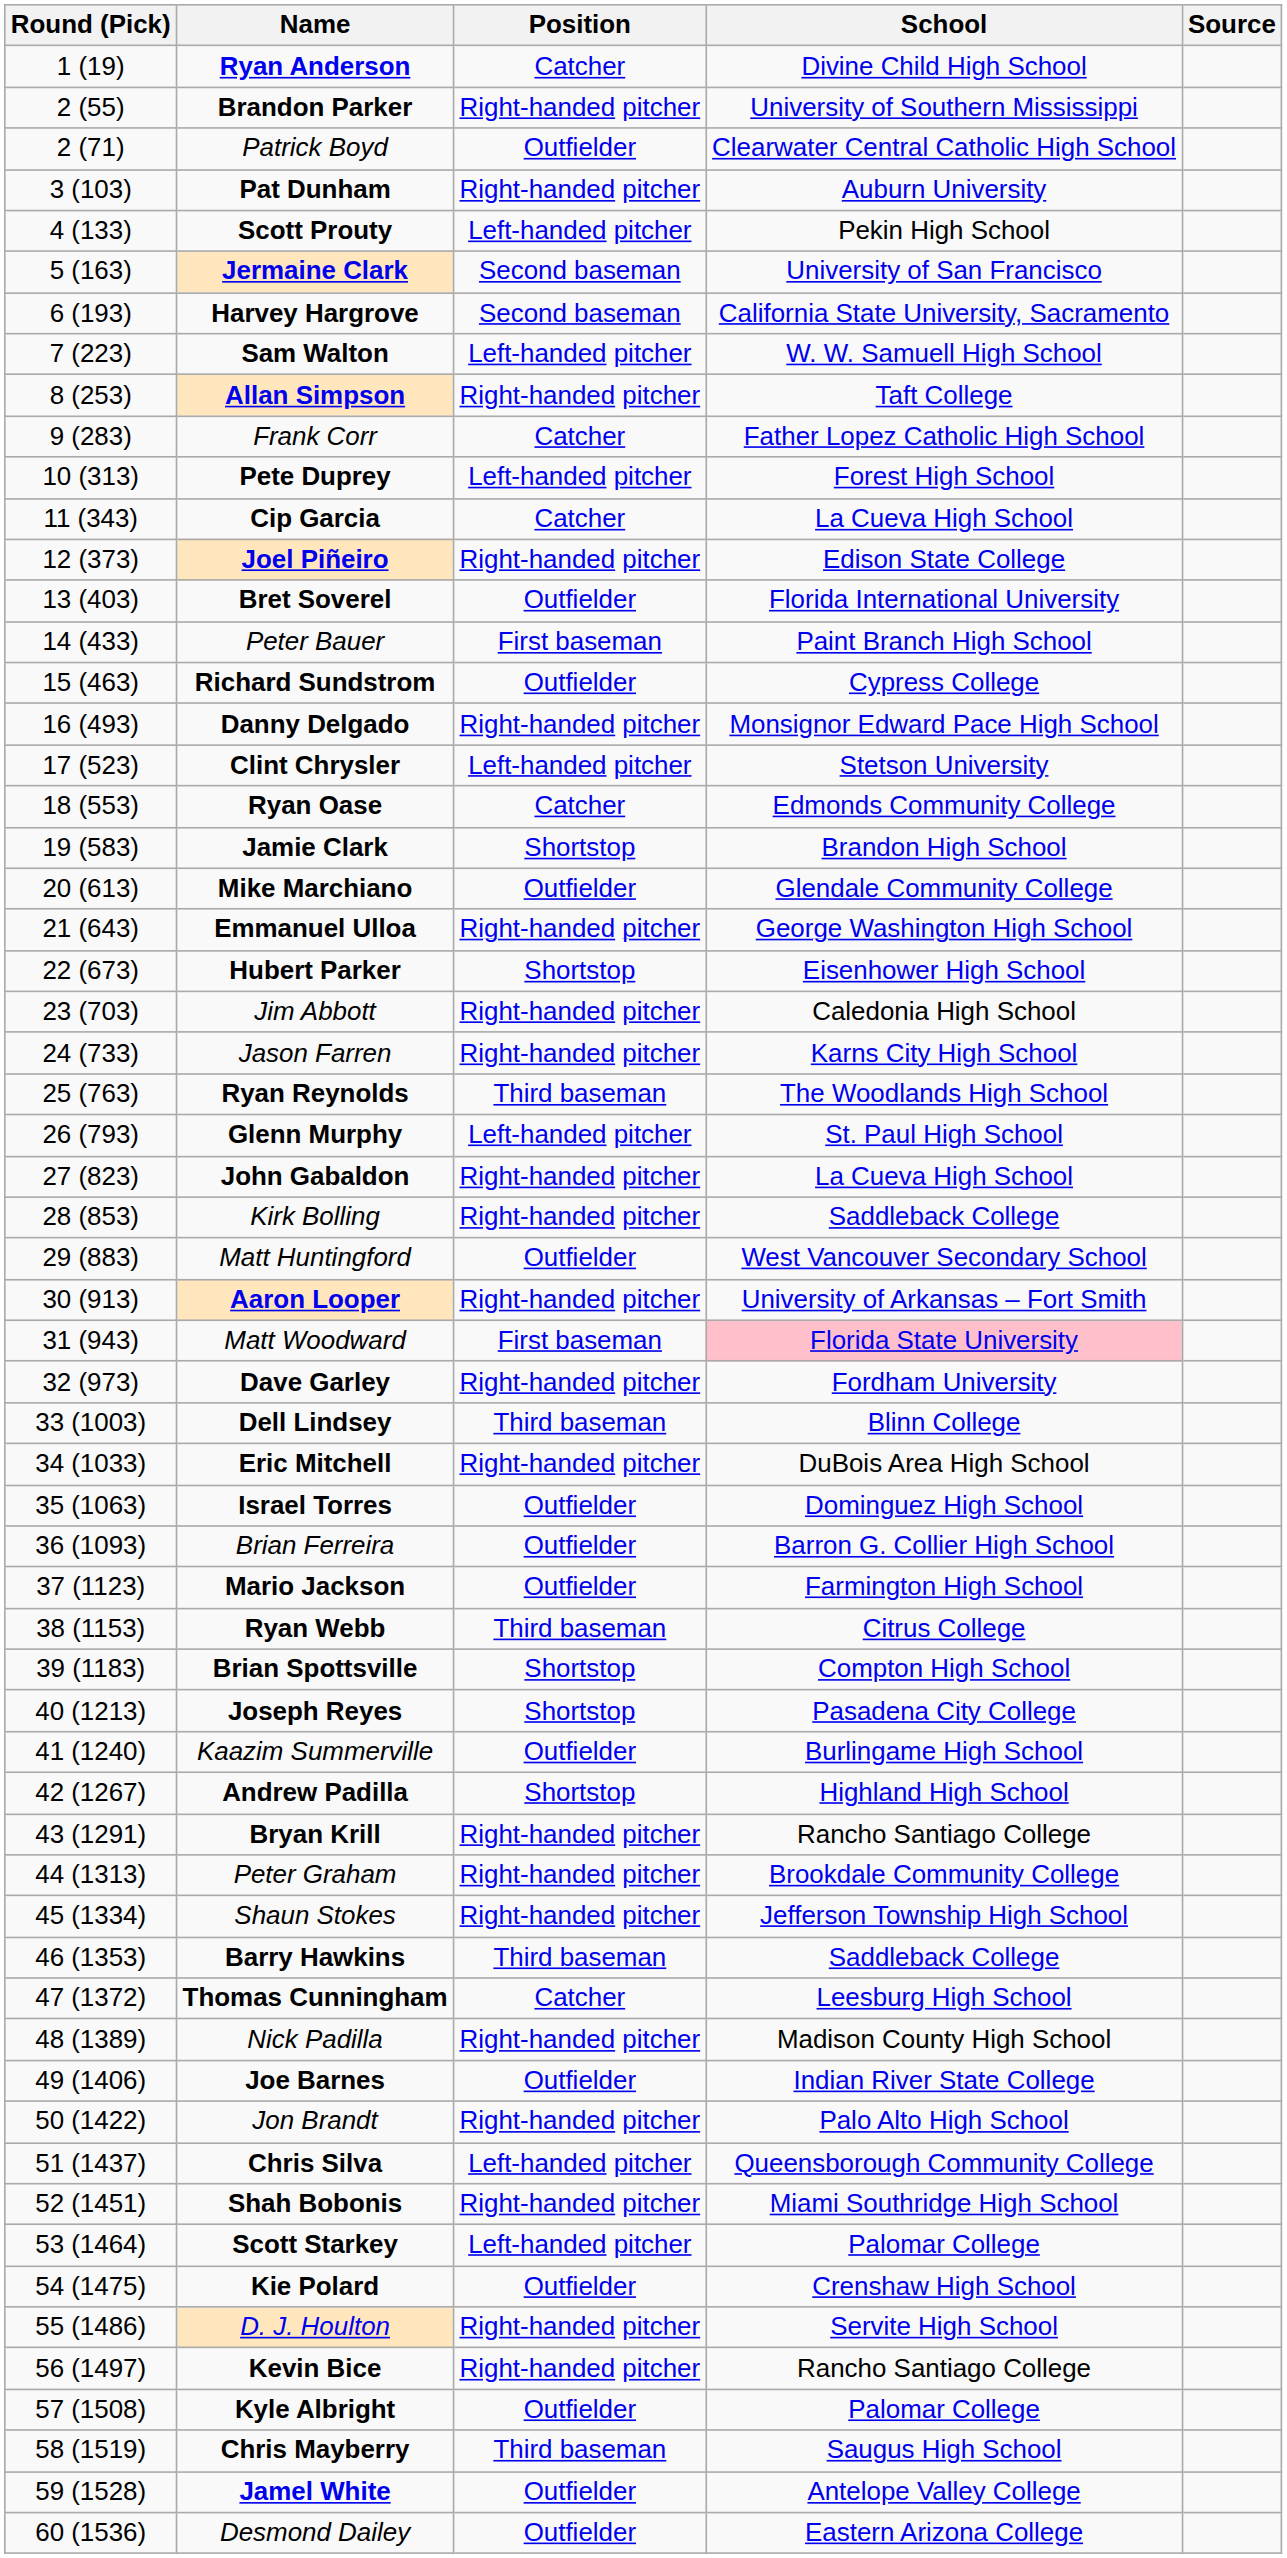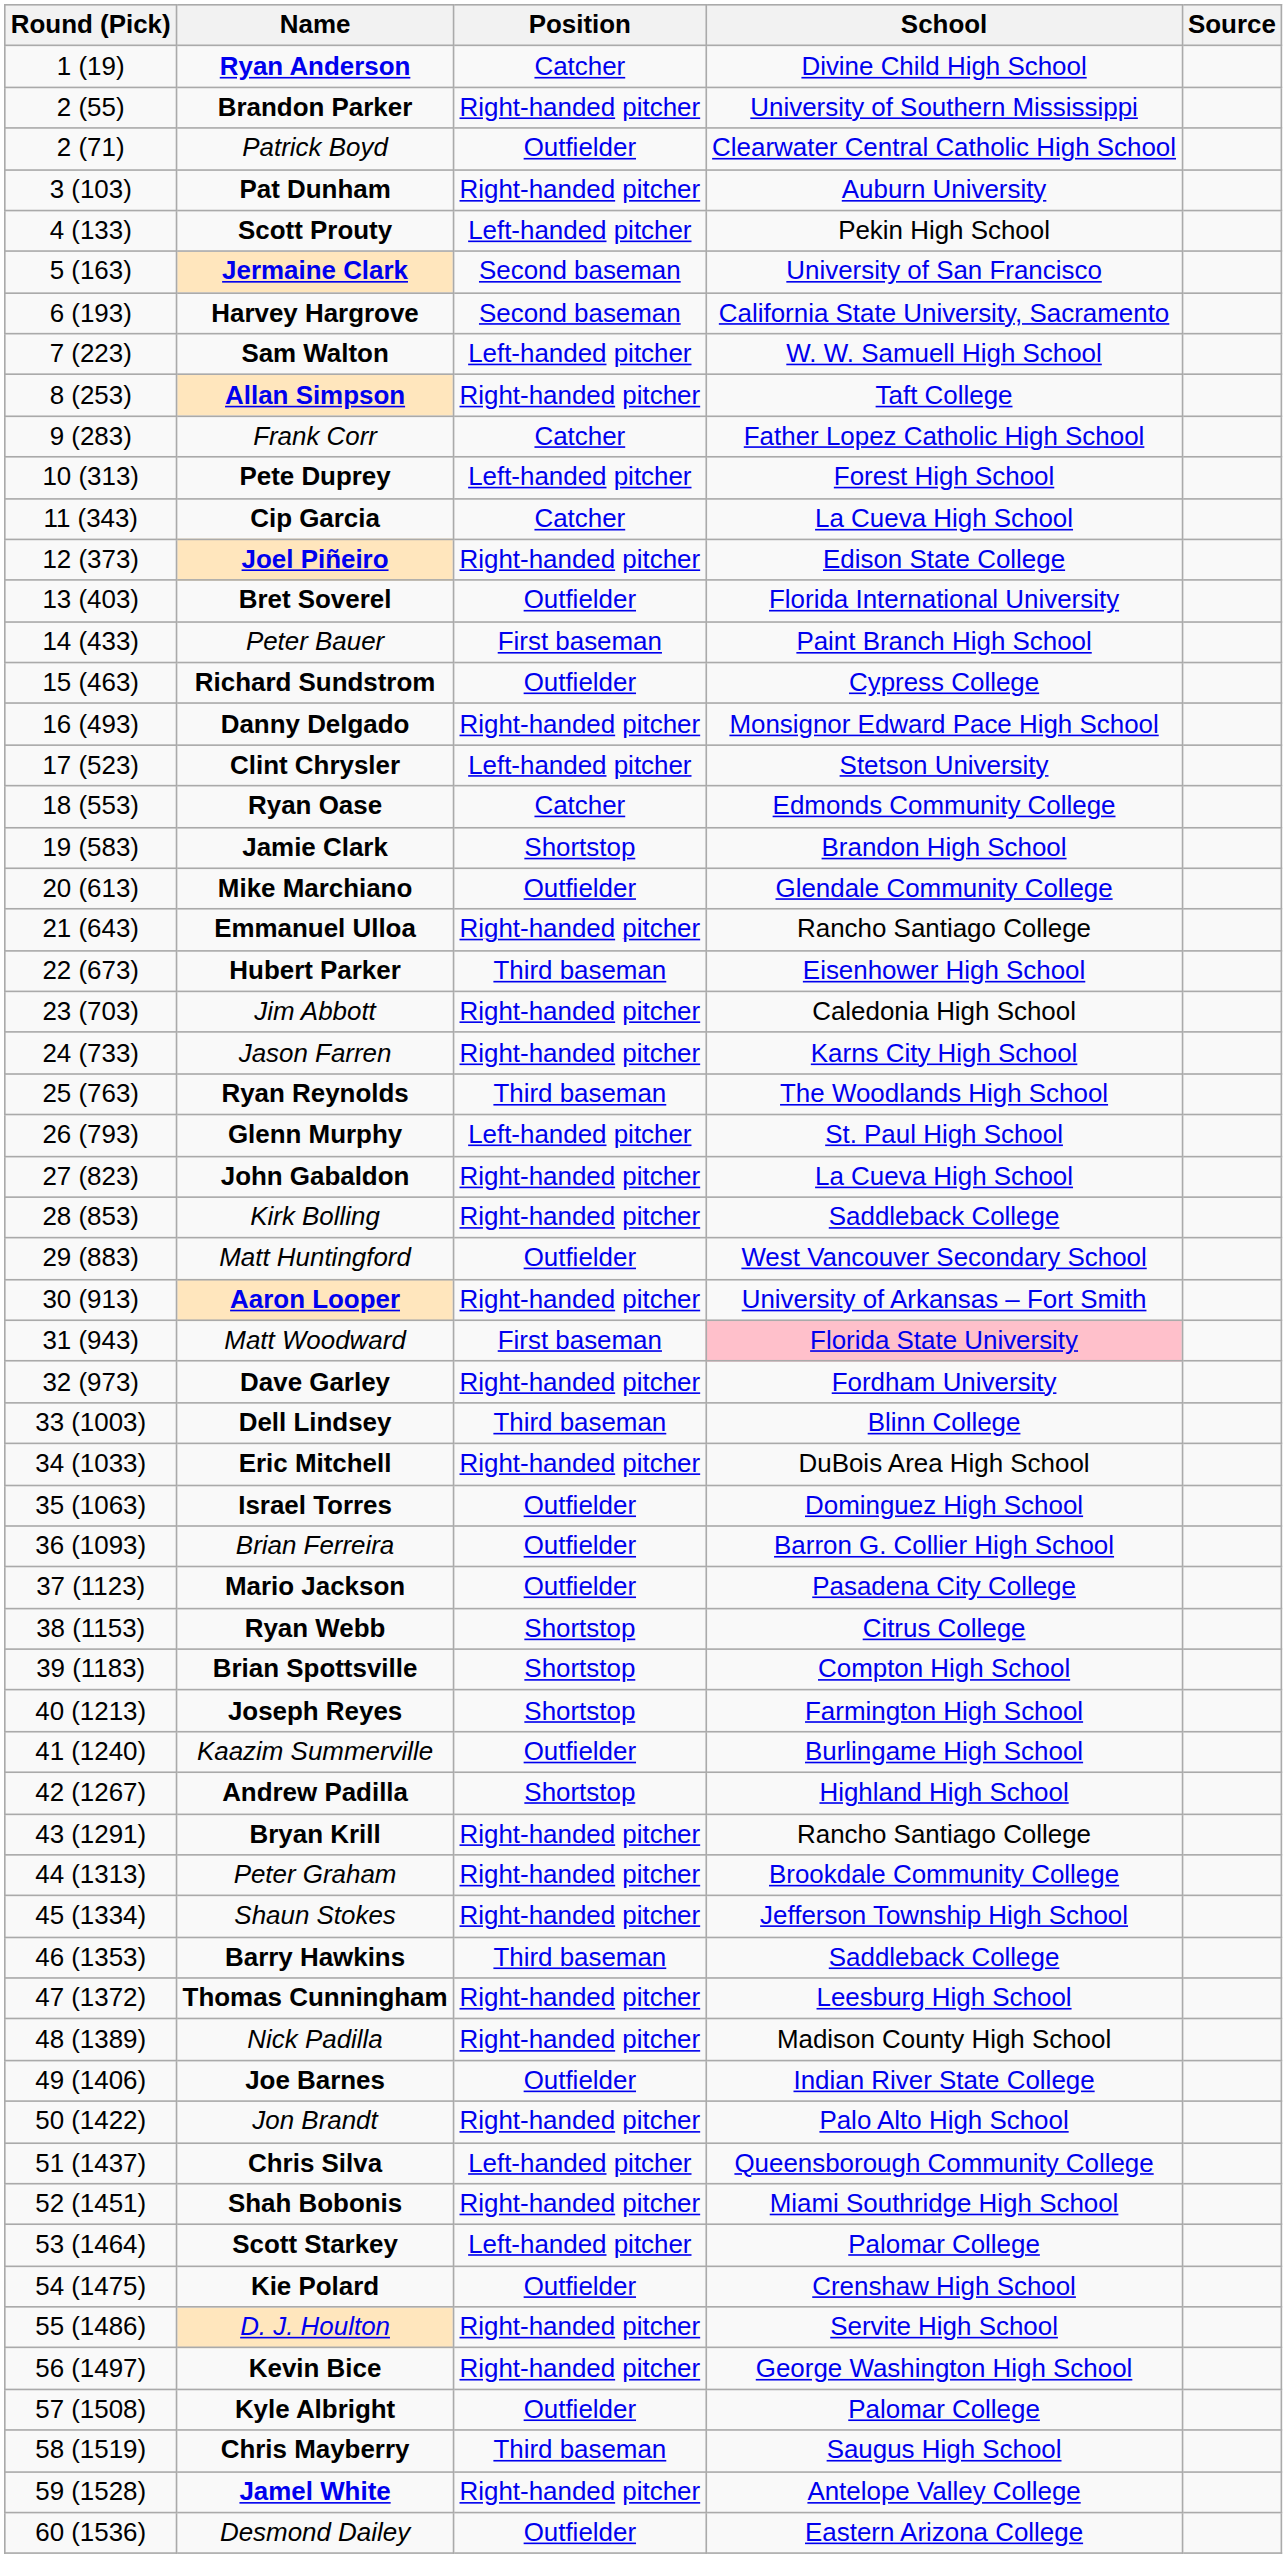(944, 929) George Washington High School -> (944, 929) Rancho Santiago College
(580, 970) Shortstop -> (580, 970) Third baseman
(944, 1587) Farmington High School -> (944, 1587) Pasadena City College
(580, 1628) Third baseman -> (580, 1628) Shortstop
(944, 1710) Pasadena City College -> (944, 1710) Farmington High School
(580, 1998) Catcher -> (580, 1998) Right-handed pitcher
(944, 2368) Rancho Santiago College -> (944, 2368) George Washington High School
(580, 2491) Outfielder -> (580, 2491) Right-handed pitcher
